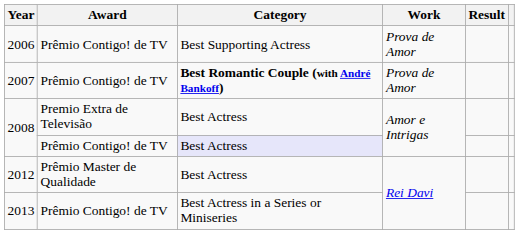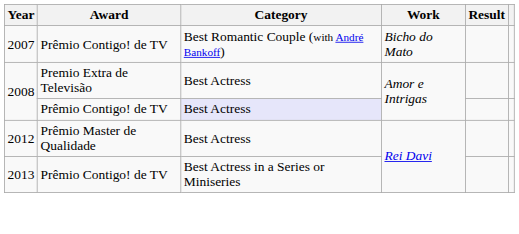- row: (21, 44)
(275, 80) bold -> (274, 44) normal
(410, 80) Prova de Amor -> (409, 44) Bicho do Mato
